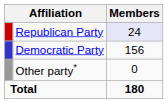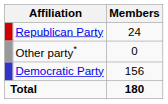(134, 31) lavender background -> (134, 31) no background
rows swapped: (60, 50) <-> (46, 70)
